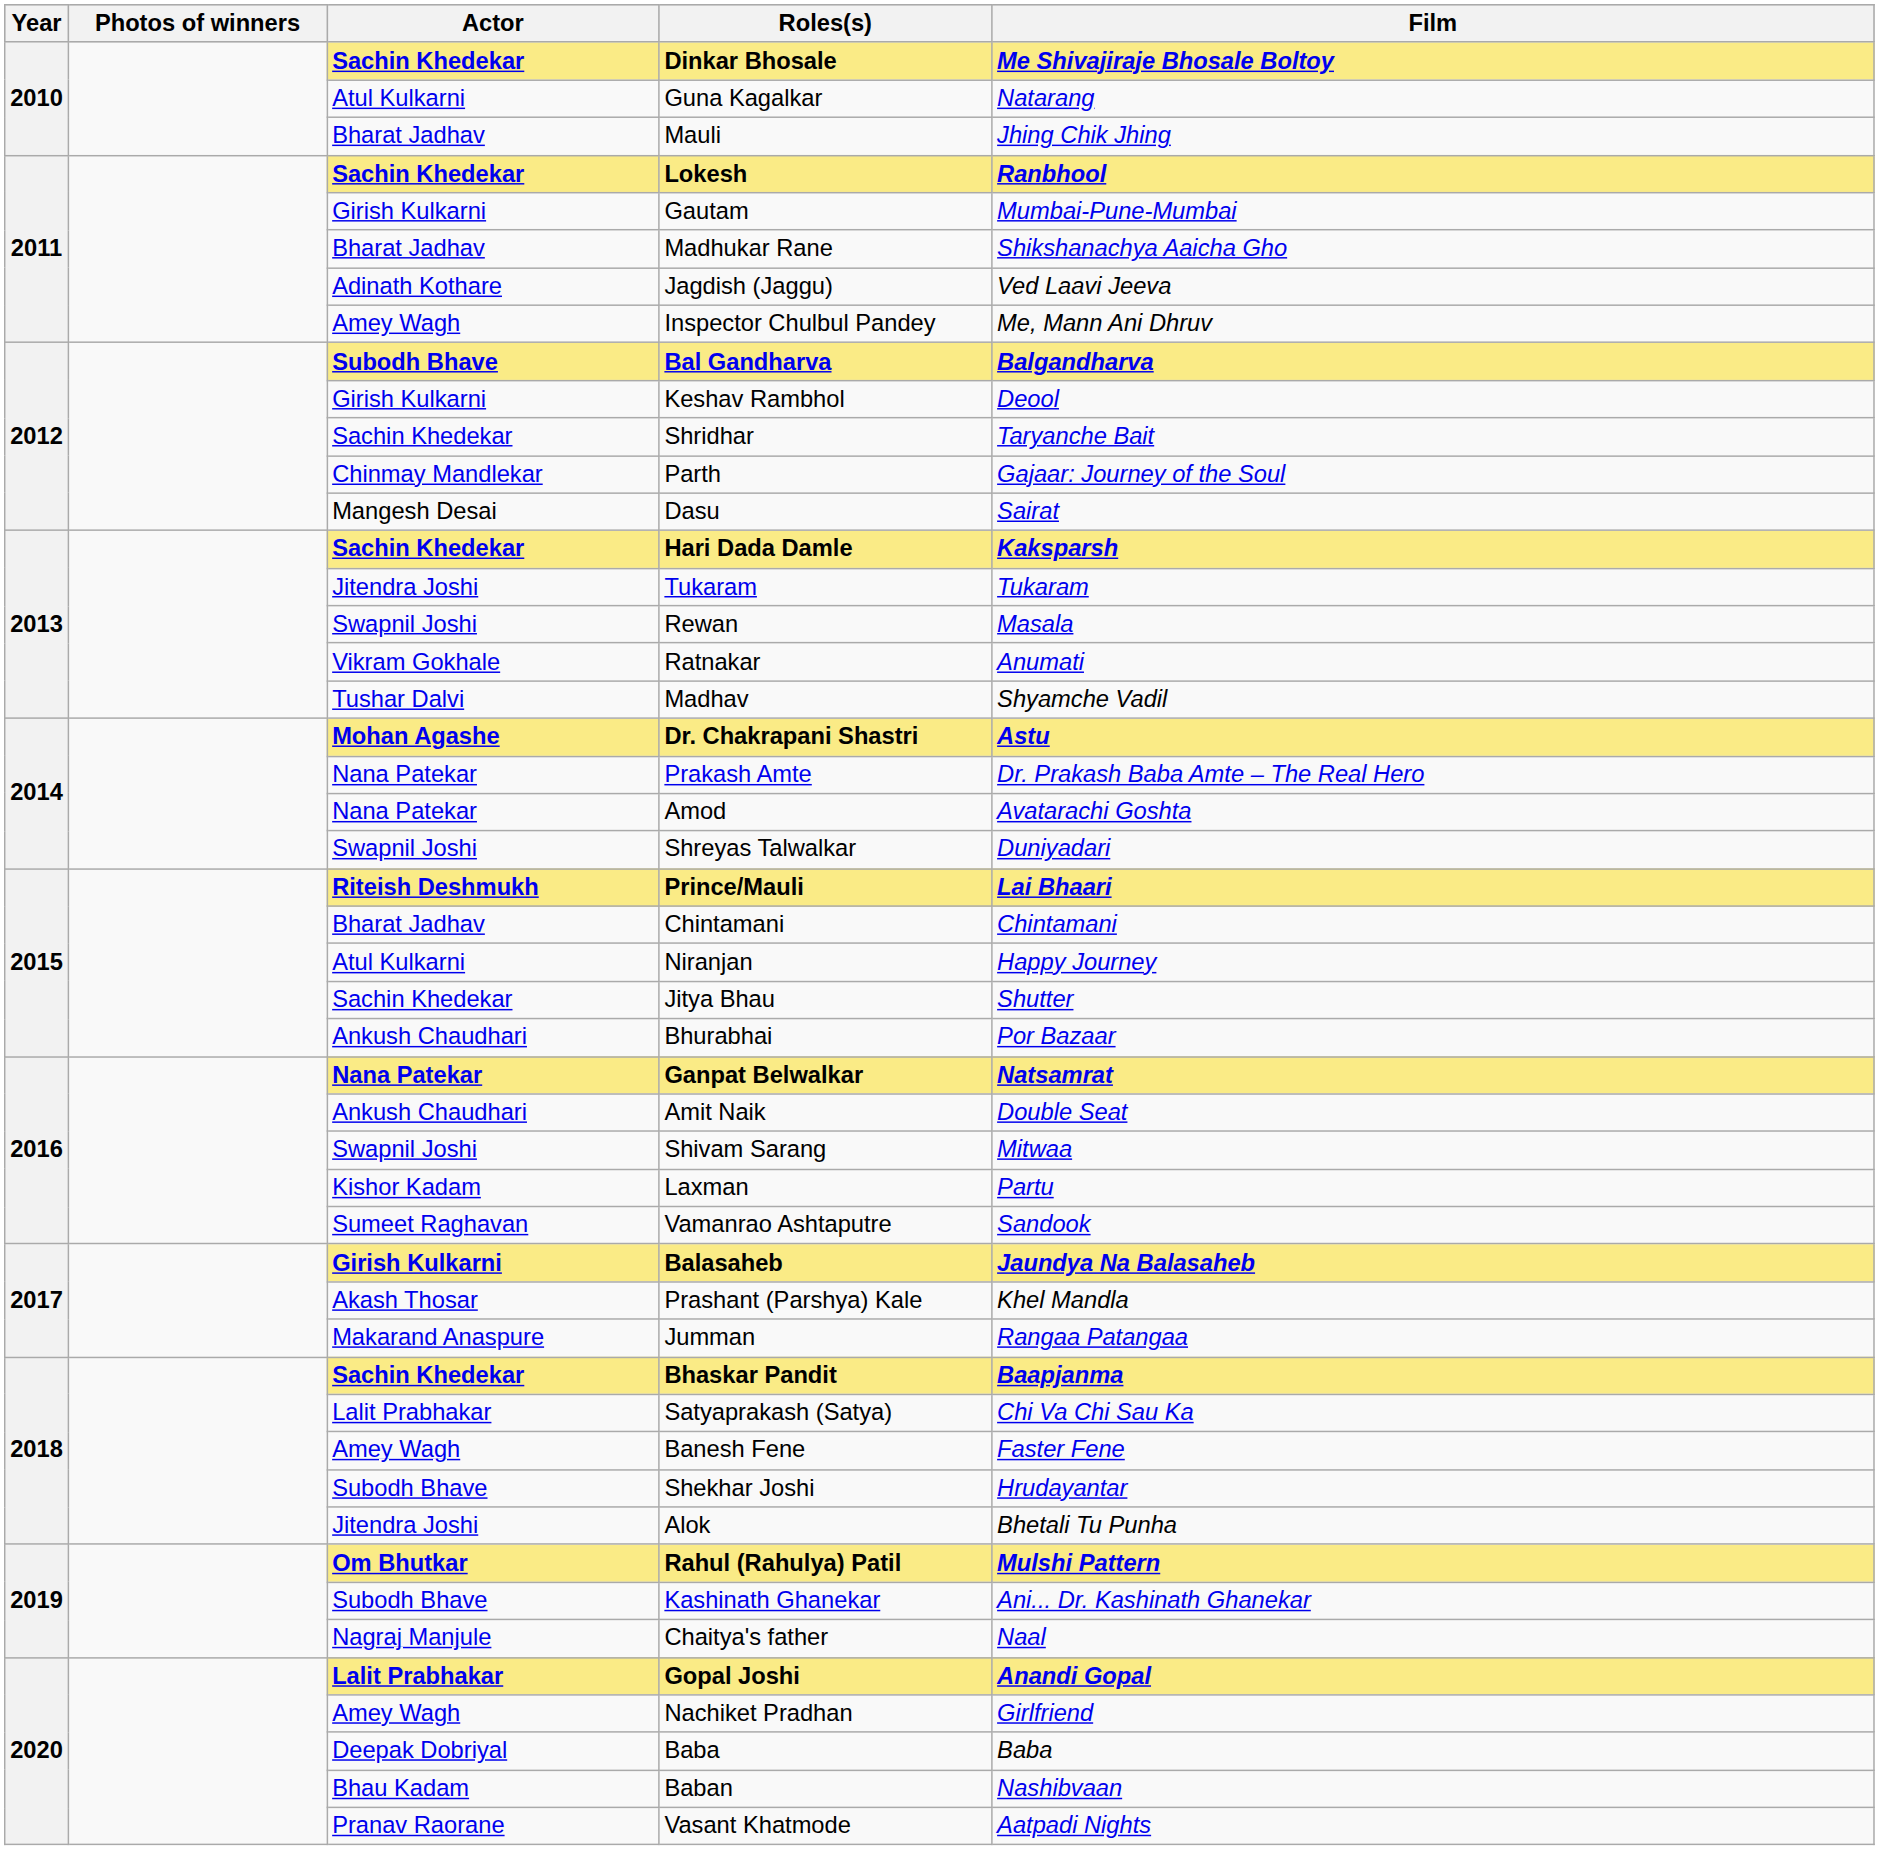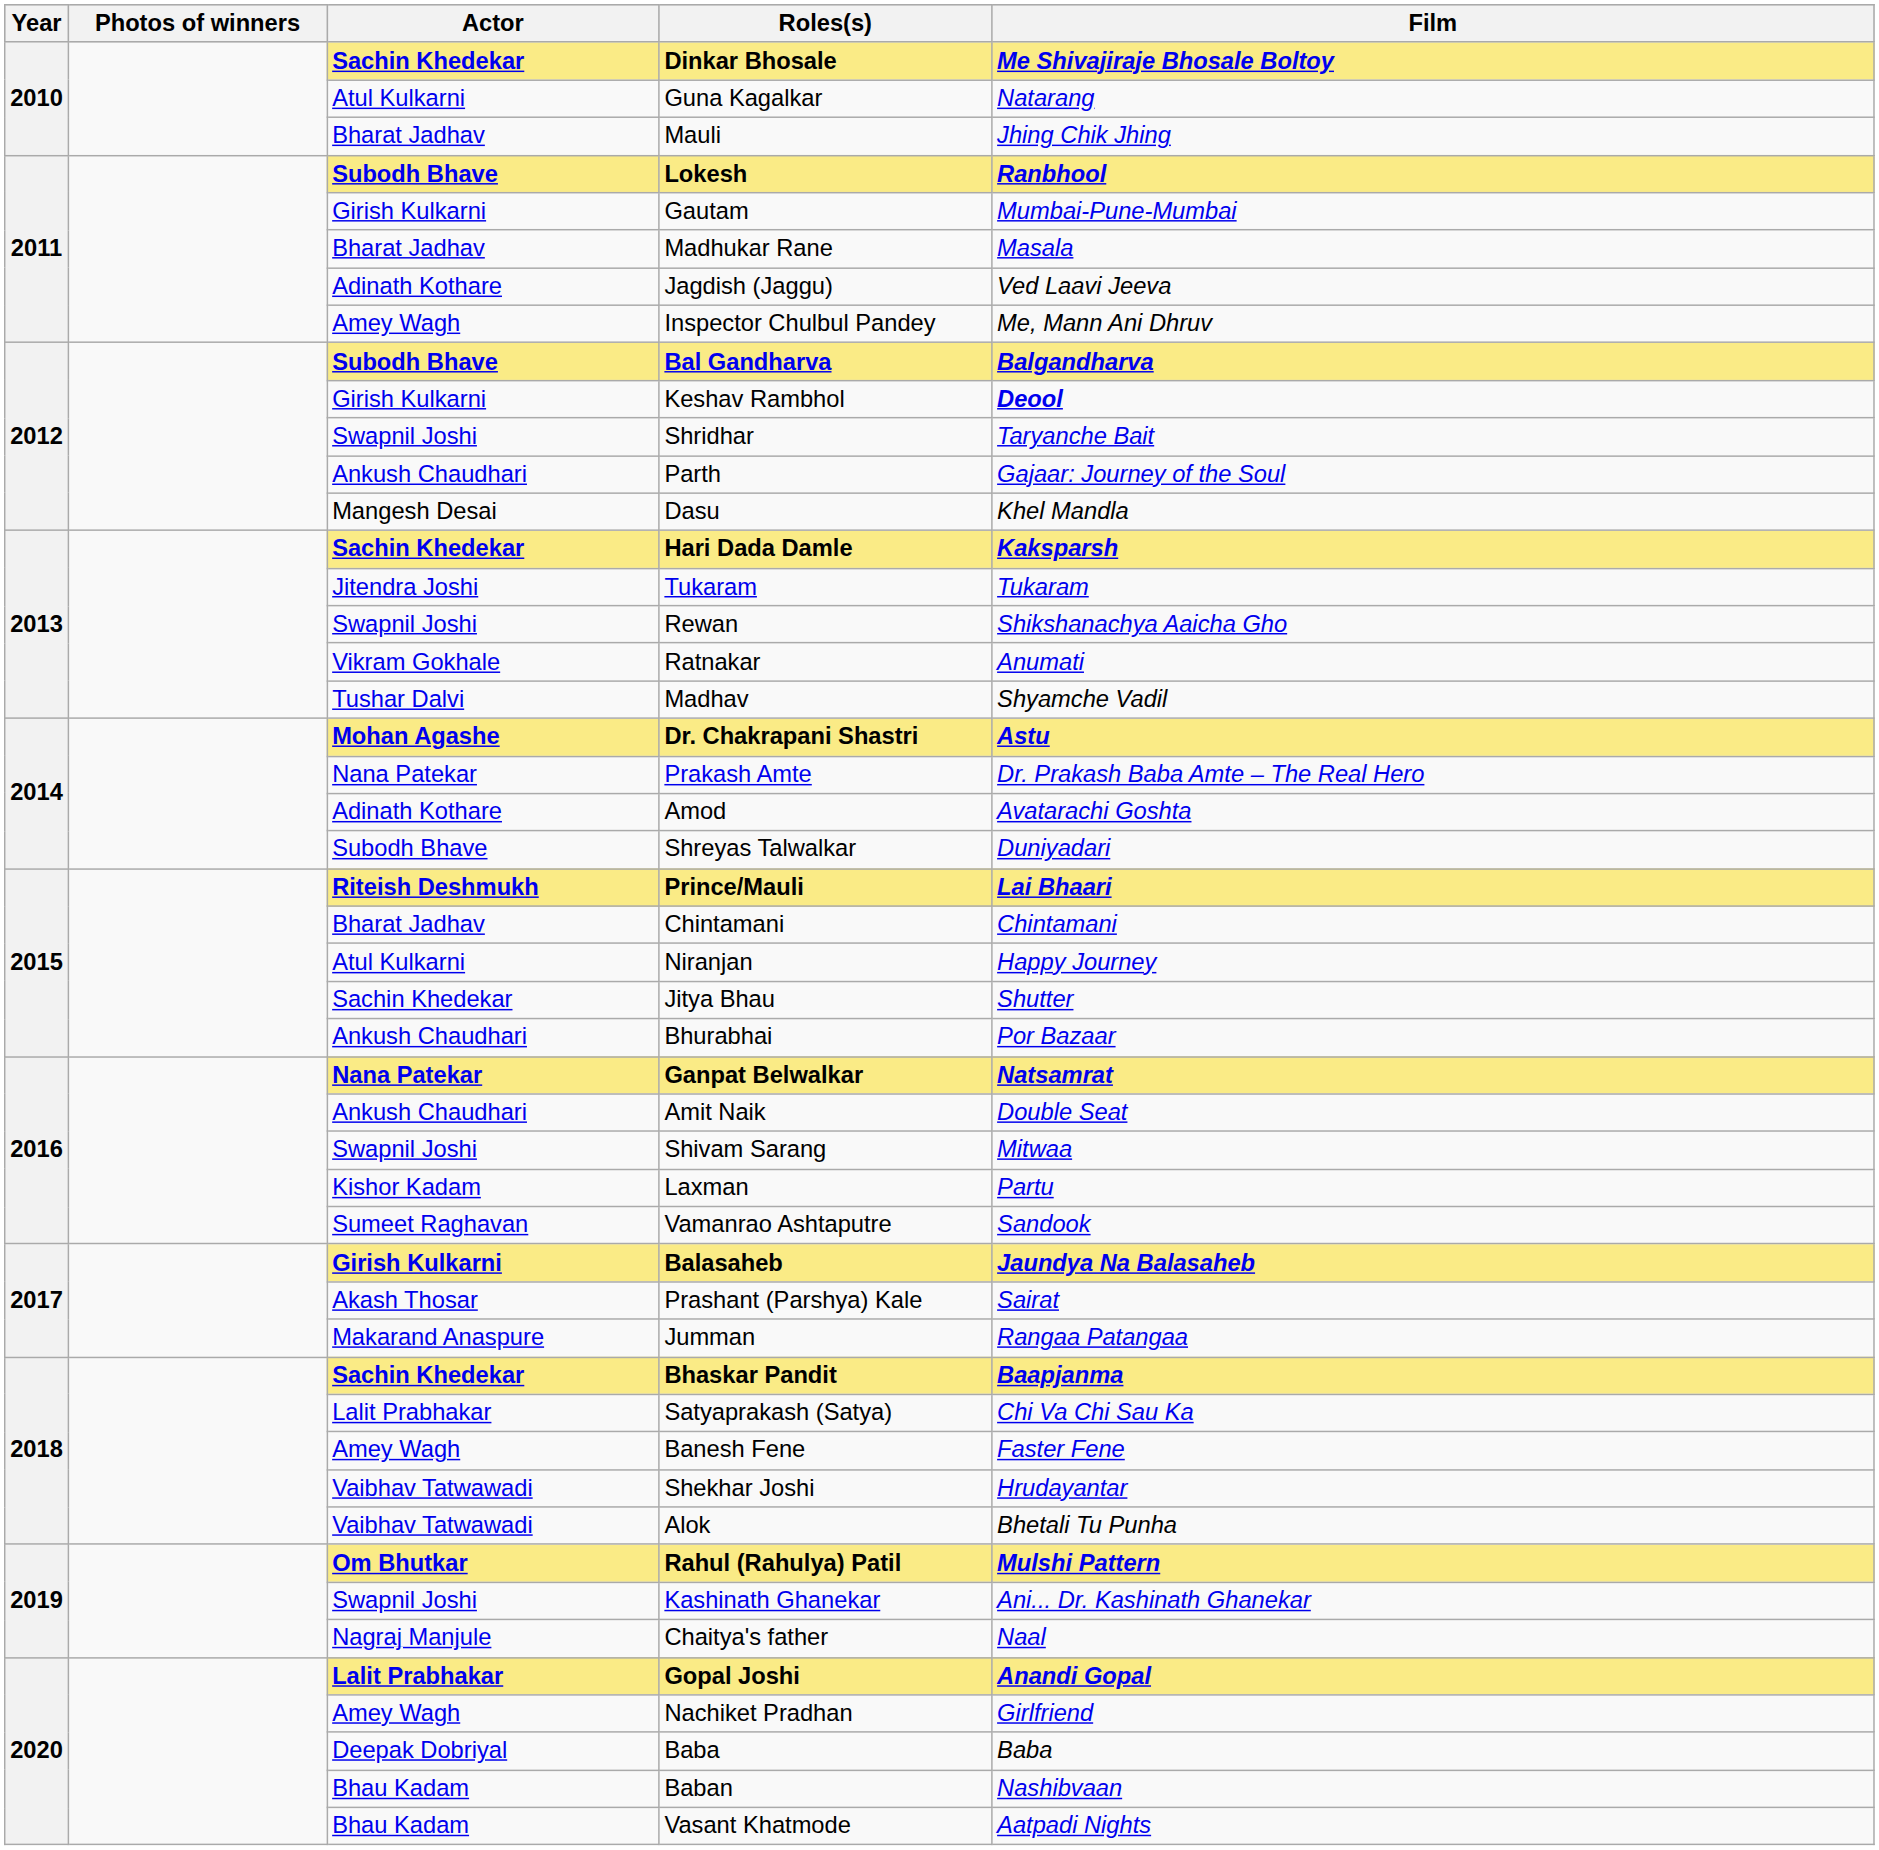(428, 173) Sachin Khedekar -> (415, 173) Subodh Bhave
(1142, 248) Shikshanachya Aaicha Gho -> (1035, 248) Masala
(1028, 398) normal -> (1030, 398) bold
(422, 436) Sachin Khedekar -> (405, 436) Swapnil Joshi
(437, 473) Chinmay Mandlekar -> (430, 473) Ankush Chaudhari
(1028, 511) Sairat -> (1063, 511) Khel Mandla
(1035, 624) Masala -> (1142, 624) Shikshanachya Aaicha Gho
(405, 811) Nana Patekar -> (417, 811) Adinath Kothare
(405, 849) Swapnil Joshi -> (410, 849) Subodh Bhave
(1063, 1300) Khel Mandla -> (1028, 1300) Sairat
(410, 1487) Subodh Bhave -> (432, 1487) Vaibhav Tatwawadi
(405, 1525) Jitendra Joshi -> (432, 1525) Vaibhav Tatwawadi
(410, 1600) Subodh Bhave -> (405, 1600) Swapnil Joshi
(418, 1825) Pranav Raorane -> (401, 1825) Bhau Kadam
